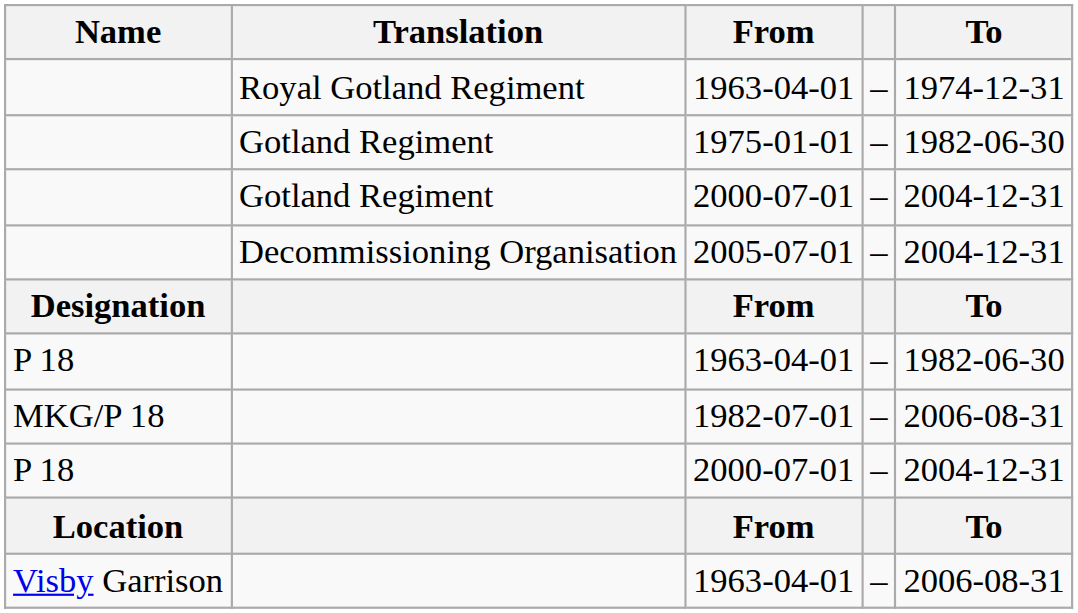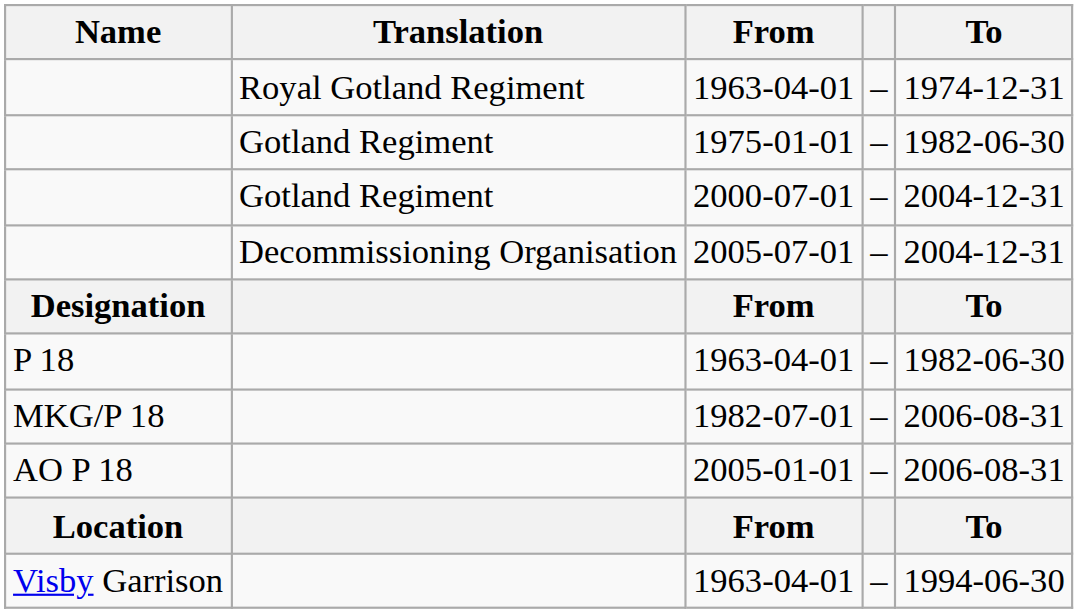- row: (44, 470)
+ row: (73, 470)
(984, 580) 2006-08-31 -> (984, 580) 1994-06-30
